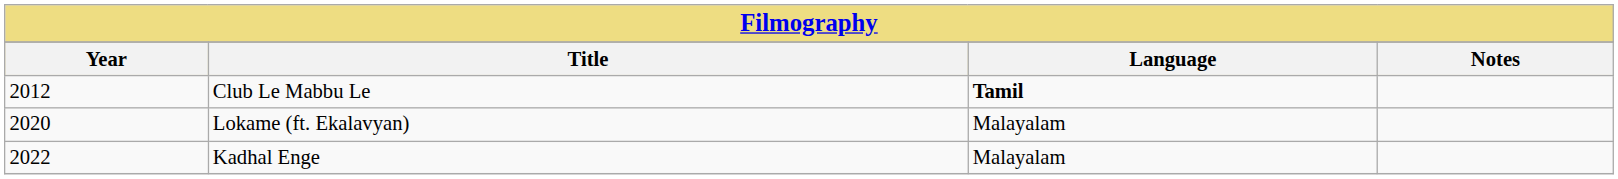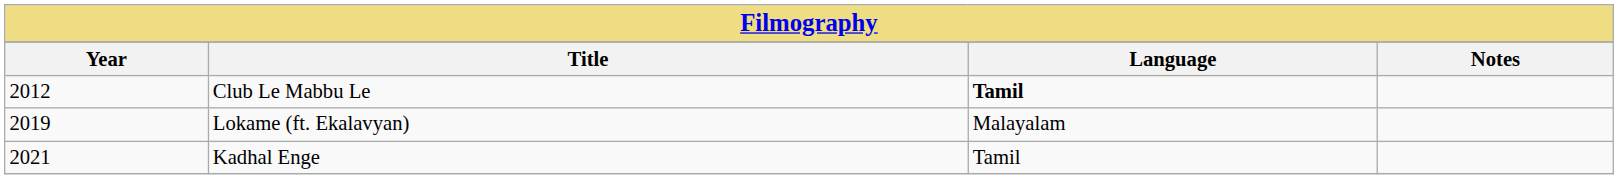(30, 124) 2020 -> (30, 124) 2019
(30, 156) 2022 -> (30, 156) 2021
(1019, 156) Malayalam -> (997, 156) Tamil
